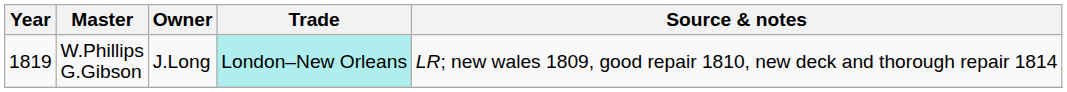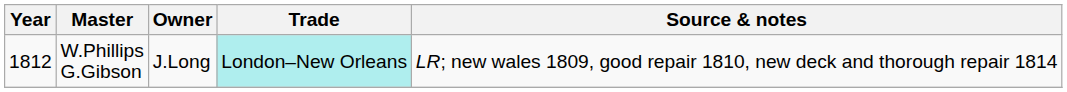(30, 60) 1819 -> (30, 60) 1812
